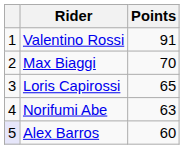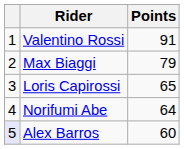(168, 63) 70 -> (168, 63) 79
(168, 110) 63 -> (168, 110) 64
